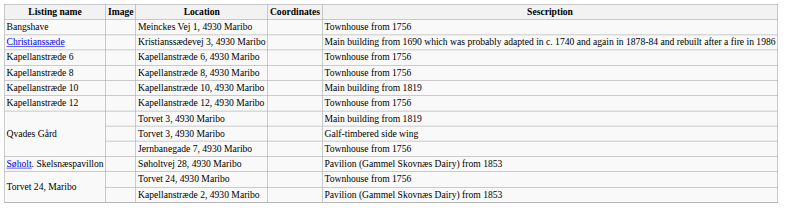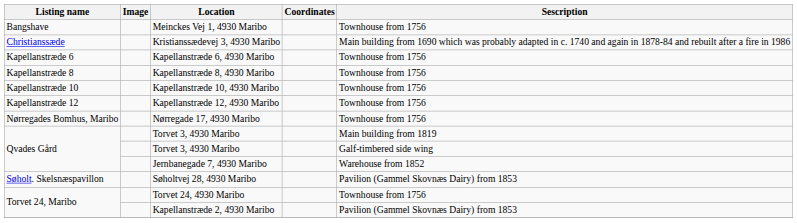(373, 88) Main building from 1819 -> (383, 88) Townhouse from 1756
+ row: (62, 118)
(368, 149) Townhouse from 1756 -> (382, 164) Warehouse from 1852
